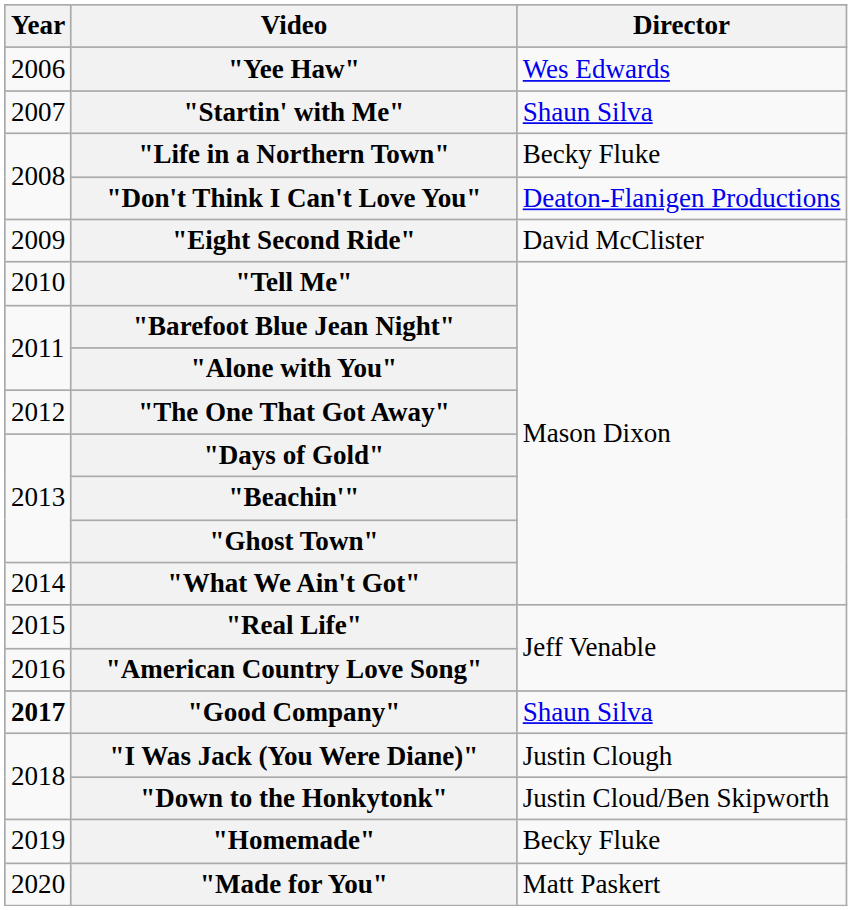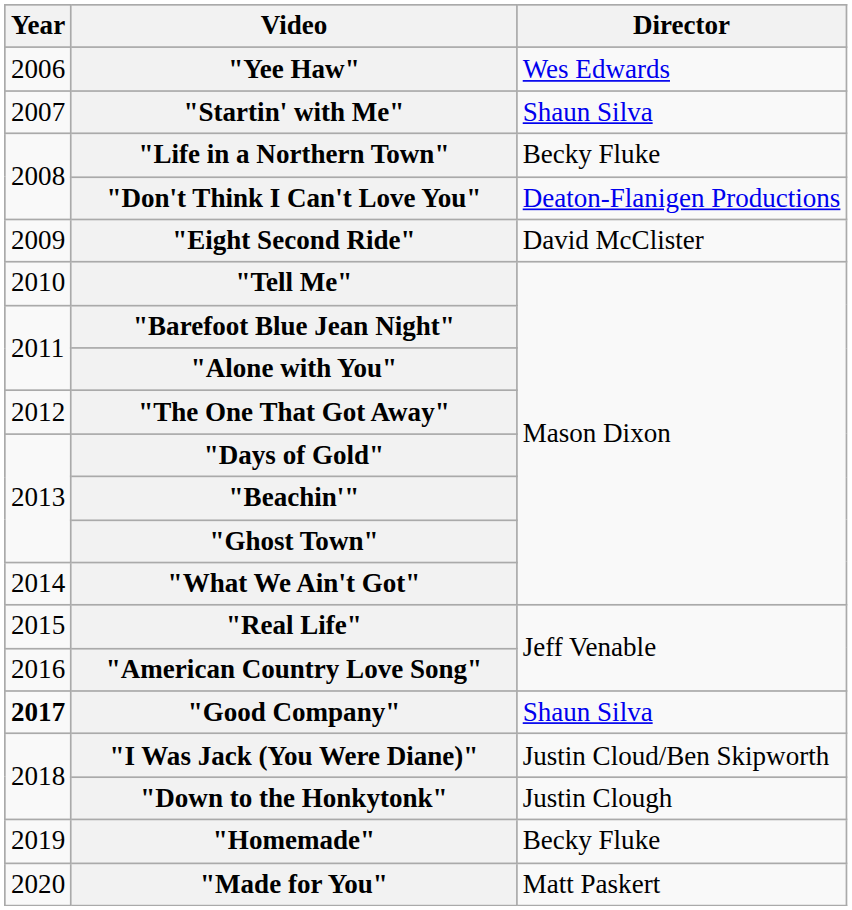(597, 754) Justin Clough -> (676, 754) Justin Cloud/Ben Skipworth
(676, 797) Justin Cloud/Ben Skipworth -> (597, 797) Justin Clough
